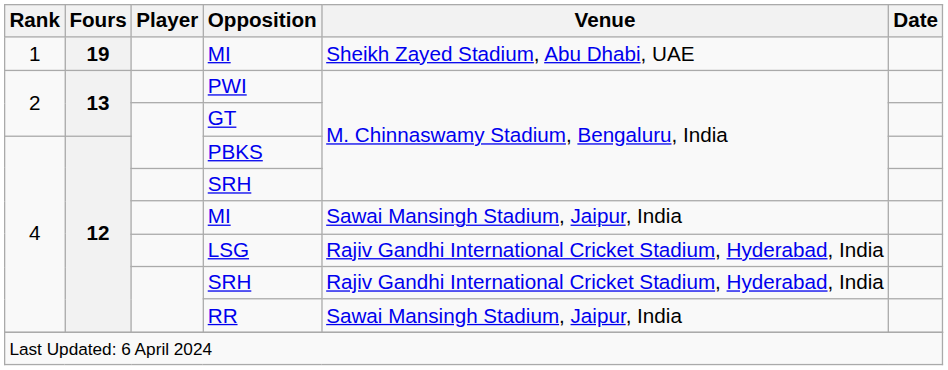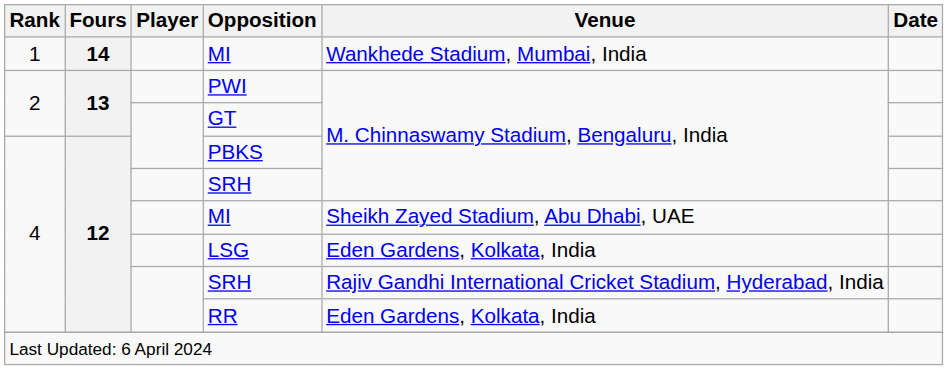(98, 53) 19 -> (98, 53) 14
(510, 53) Sheikh Zayed Stadium, Abu Dhabi, UAE -> (486, 53) Wankhede Stadium, Mumbai, India
(504, 217) Sawai Mansingh Stadium, Jaipur, India -> (510, 217) Sheikh Zayed Stadium, Abu Dhabi, UAE
(605, 250) Rajiv Gandhi International Cricket Stadium, Hyderabad, India -> (461, 250) Eden Gardens, Kolkata, India
(504, 315) Sawai Mansingh Stadium, Jaipur, India -> (461, 315) Eden Gardens, Kolkata, India
